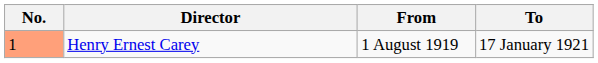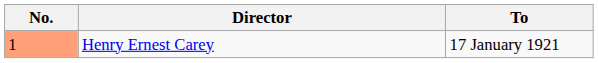- column: (416, 17)
